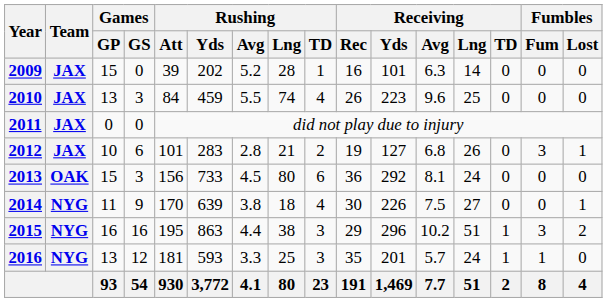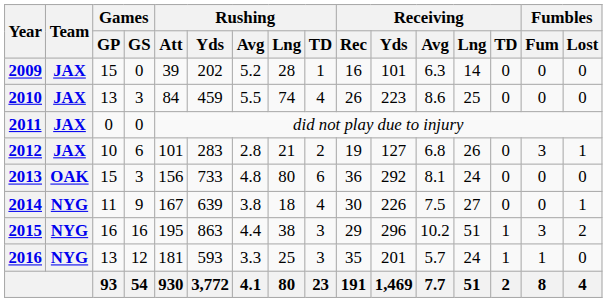(435, 97) 9.6 -> (435, 97) 8.6
(251, 177) 4.5 -> (251, 177) 4.8
(171, 204) 170 -> (171, 204) 167
